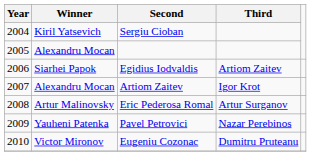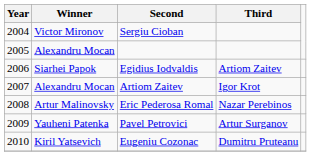(68, 32) Kiril Yatsevich -> (69, 32) Victor Mironov
(253, 105) Artur Surganov -> (255, 105) Nazar Perebinos
(255, 123) Nazar Perebinos -> (253, 123) Artur Surganov
(69, 141) Victor Mironov -> (68, 141) Kiril Yatsevich
